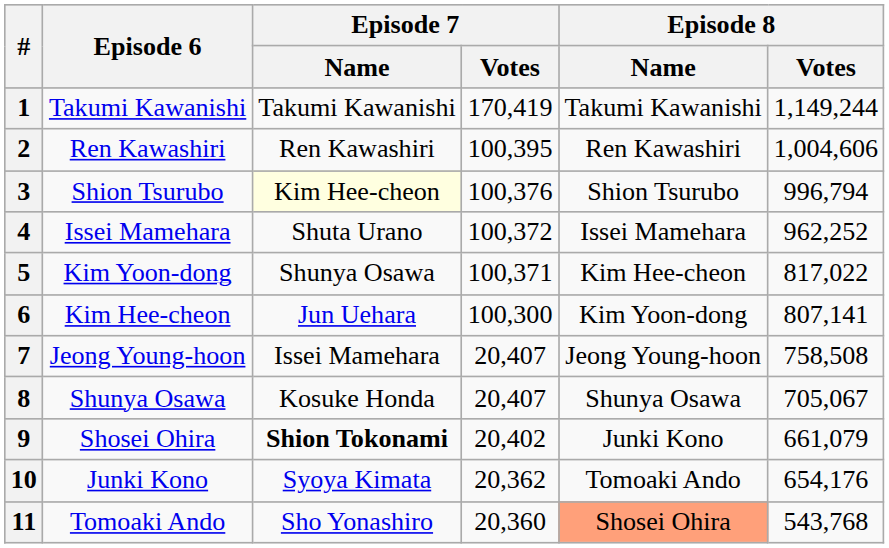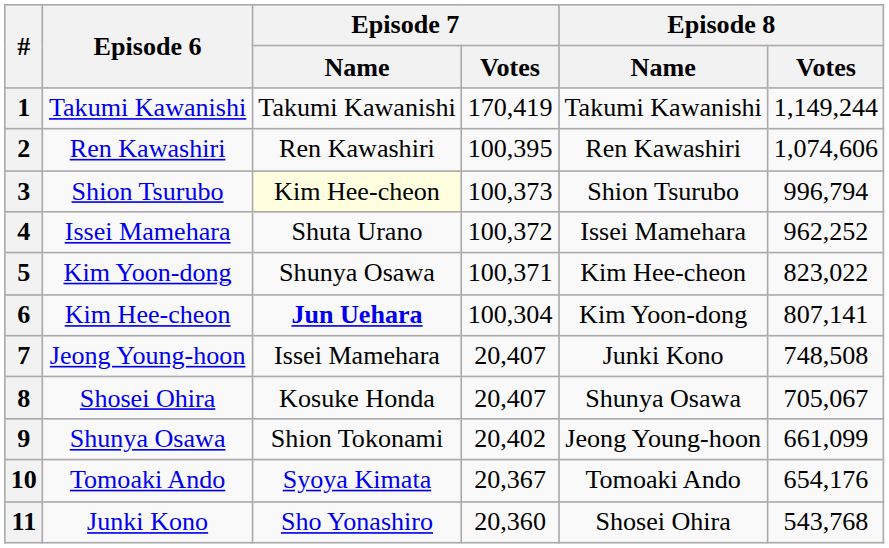(826, 149) 1,004,606 -> (826, 149) 1,074,606
(510, 190) 100,376 -> (510, 190) 100,373
(826, 273) 817,022 -> (826, 273) 823,022
(357, 314) normal -> (357, 314) bold
(510, 314) 100,300 -> (510, 314) 100,304
(663, 356) Jeong Young-hoon -> (663, 356) Junki Kono
(826, 356) 758,508 -> (826, 356) 748,508
(148, 397) Shunya Osawa -> (148, 397) Shosei Ohira
(148, 438) Shosei Ohira -> (148, 438) Shunya Osawa
(357, 438) bold -> (357, 438) normal
(663, 438) Junki Kono -> (663, 438) Jeong Young-hoon
(826, 438) 661,079 -> (826, 438) 661,099
(148, 480) Junki Kono -> (148, 480) Tomoaki Ando
(510, 480) 20,362 -> (510, 480) 20,367
(148, 521) Tomoaki Ando -> (148, 521) Junki Kono
(663, 521) lightsalmon background -> (663, 521) no background
